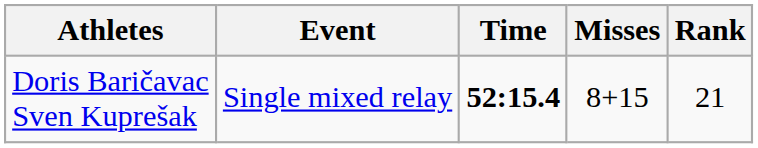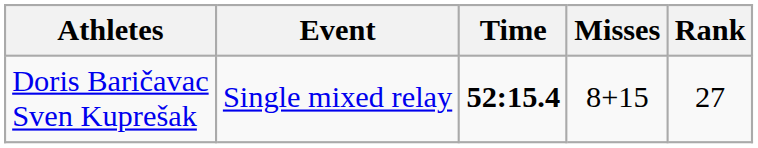(710, 97) 21 -> (710, 97) 27
